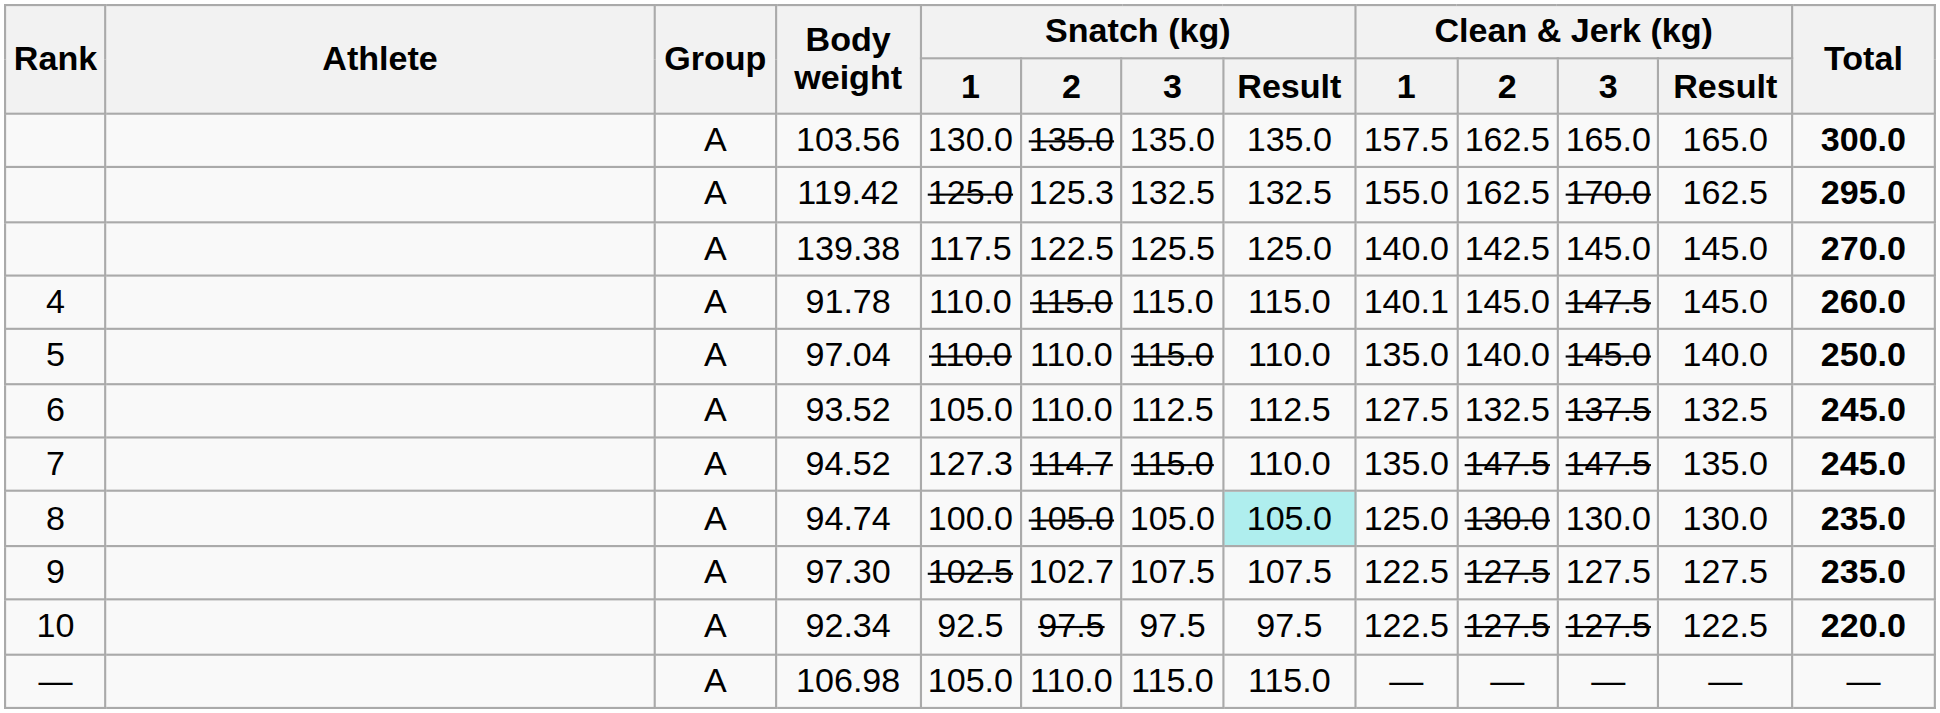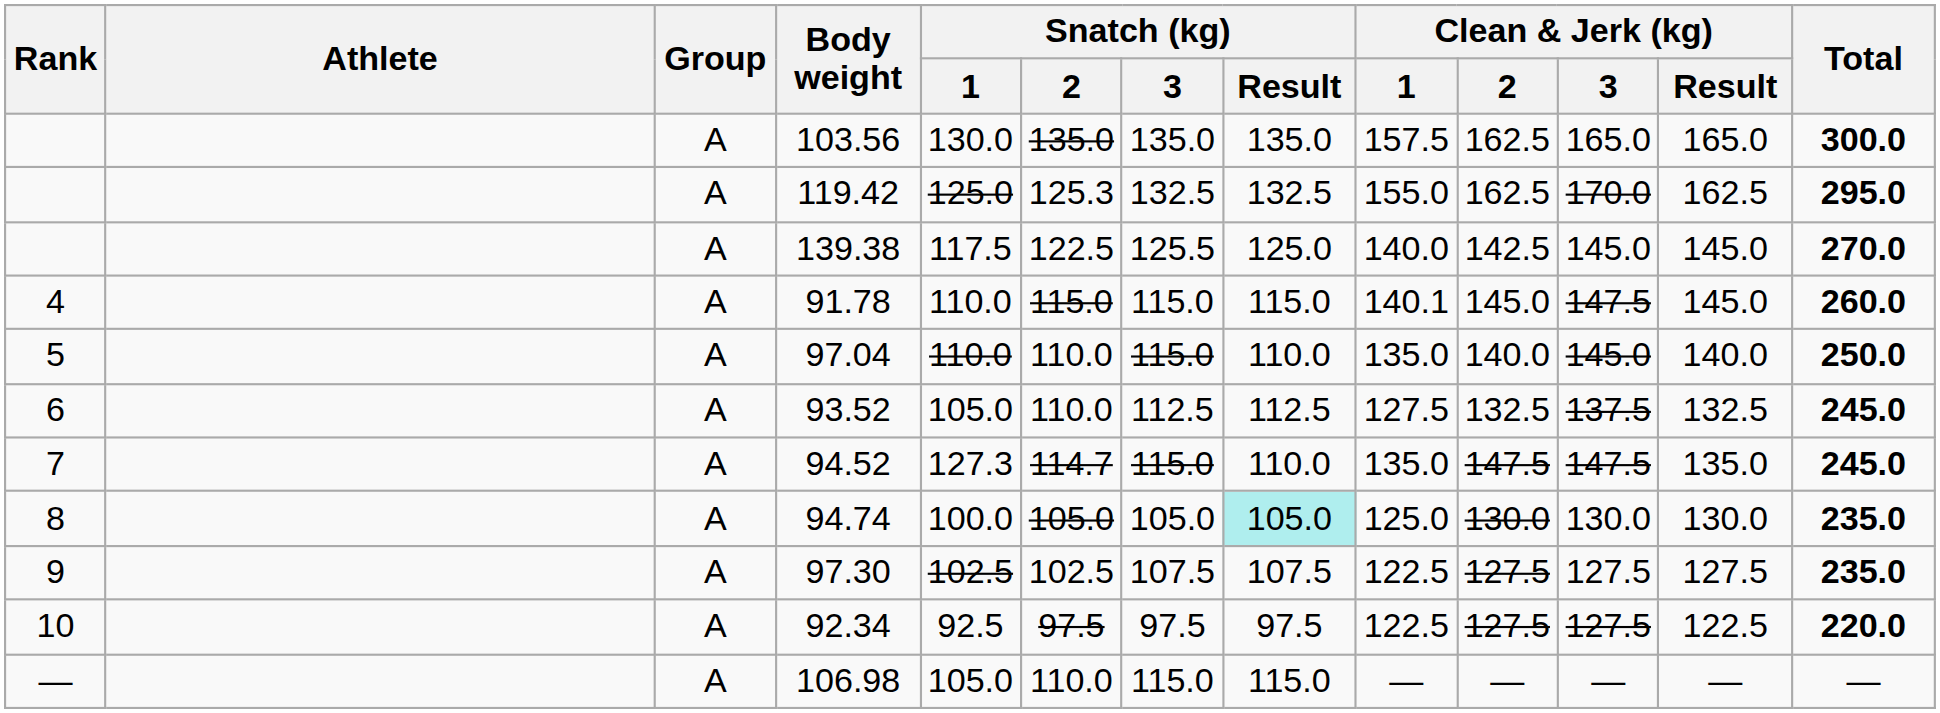(1071, 572) 102.7 -> (1071, 572) 102.5
